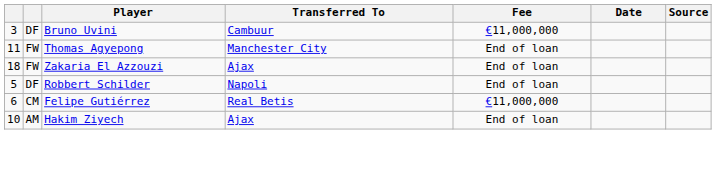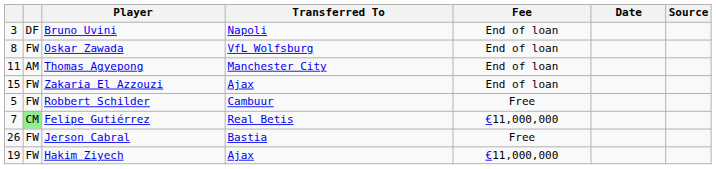(251, 31) Cambuur -> (247, 31) Napoli
(522, 31) €11,000,000 -> (522, 31) End of loan
+ row: (84, 49)
(32, 49) FW -> (32, 67) AM
(14, 67) 18 -> (14, 85) 15
(32, 85) DF -> (32, 102) FW
(247, 85) Napoli -> (251, 102) Cambuur
(522, 85) End of loan -> (522, 102) Free
(14, 102) 6 -> (14, 120) 7
(32, 102) no background -> (32, 120) lightgreen background
+ row: (87, 138)
(14, 120) 10 -> (14, 156) 19
(32, 120) AM -> (32, 156) FW
(522, 120) End of loan -> (522, 156) €11,000,000
